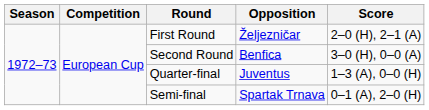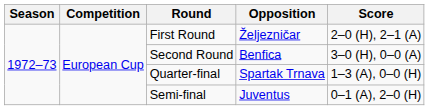(264, 74) Juventus -> (282, 74) Spartak Trnava
(282, 94) Spartak Trnava -> (264, 94) Juventus
